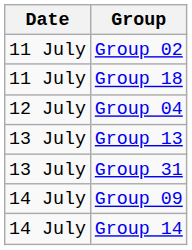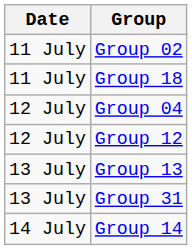+ row: (139, 139)
- row: (139, 199)
